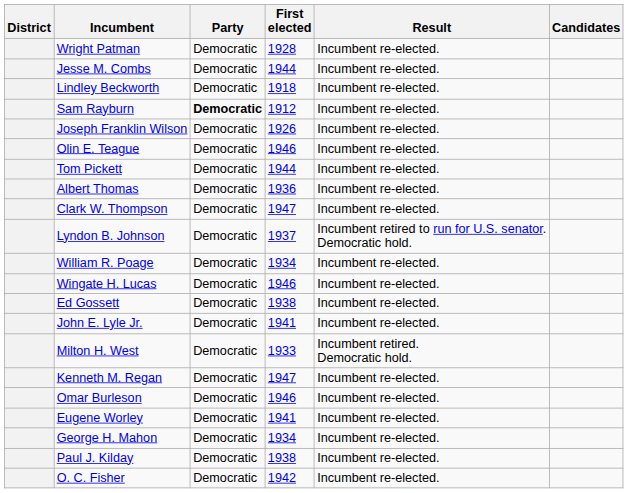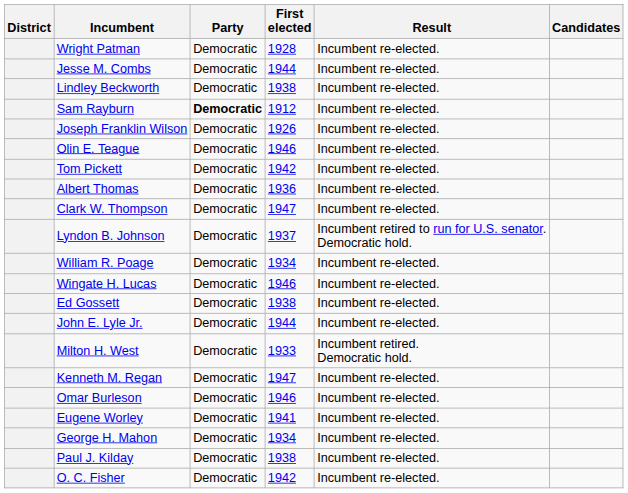(282, 88) 1918 -> (282, 88) 1938
(282, 169) 1944 -> (282, 169) 1942
(282, 323) 1941 -> (282, 323) 1944
